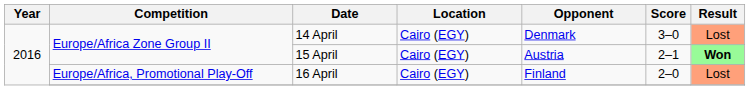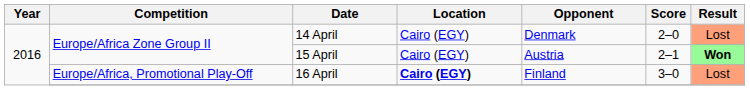(668, 34) 3–0 -> (668, 34) 2–0
(434, 74) normal -> (436, 74) bold
(668, 74) 2–0 -> (668, 74) 3–0
